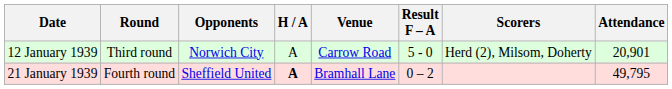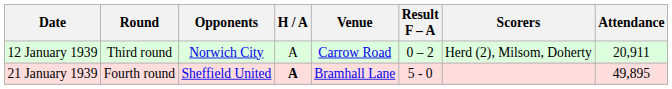(420, 52) 5 - 0 -> (420, 52) 0 – 2
(631, 52) 20,901 -> (631, 52) 20,911
(420, 73) 0 – 2 -> (420, 73) 5 - 0
(631, 73) 49,795 -> (631, 73) 49,895
